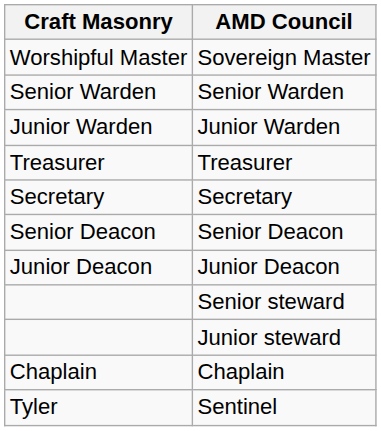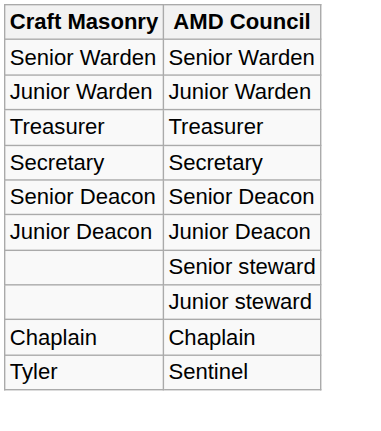- row: (284, 57)
